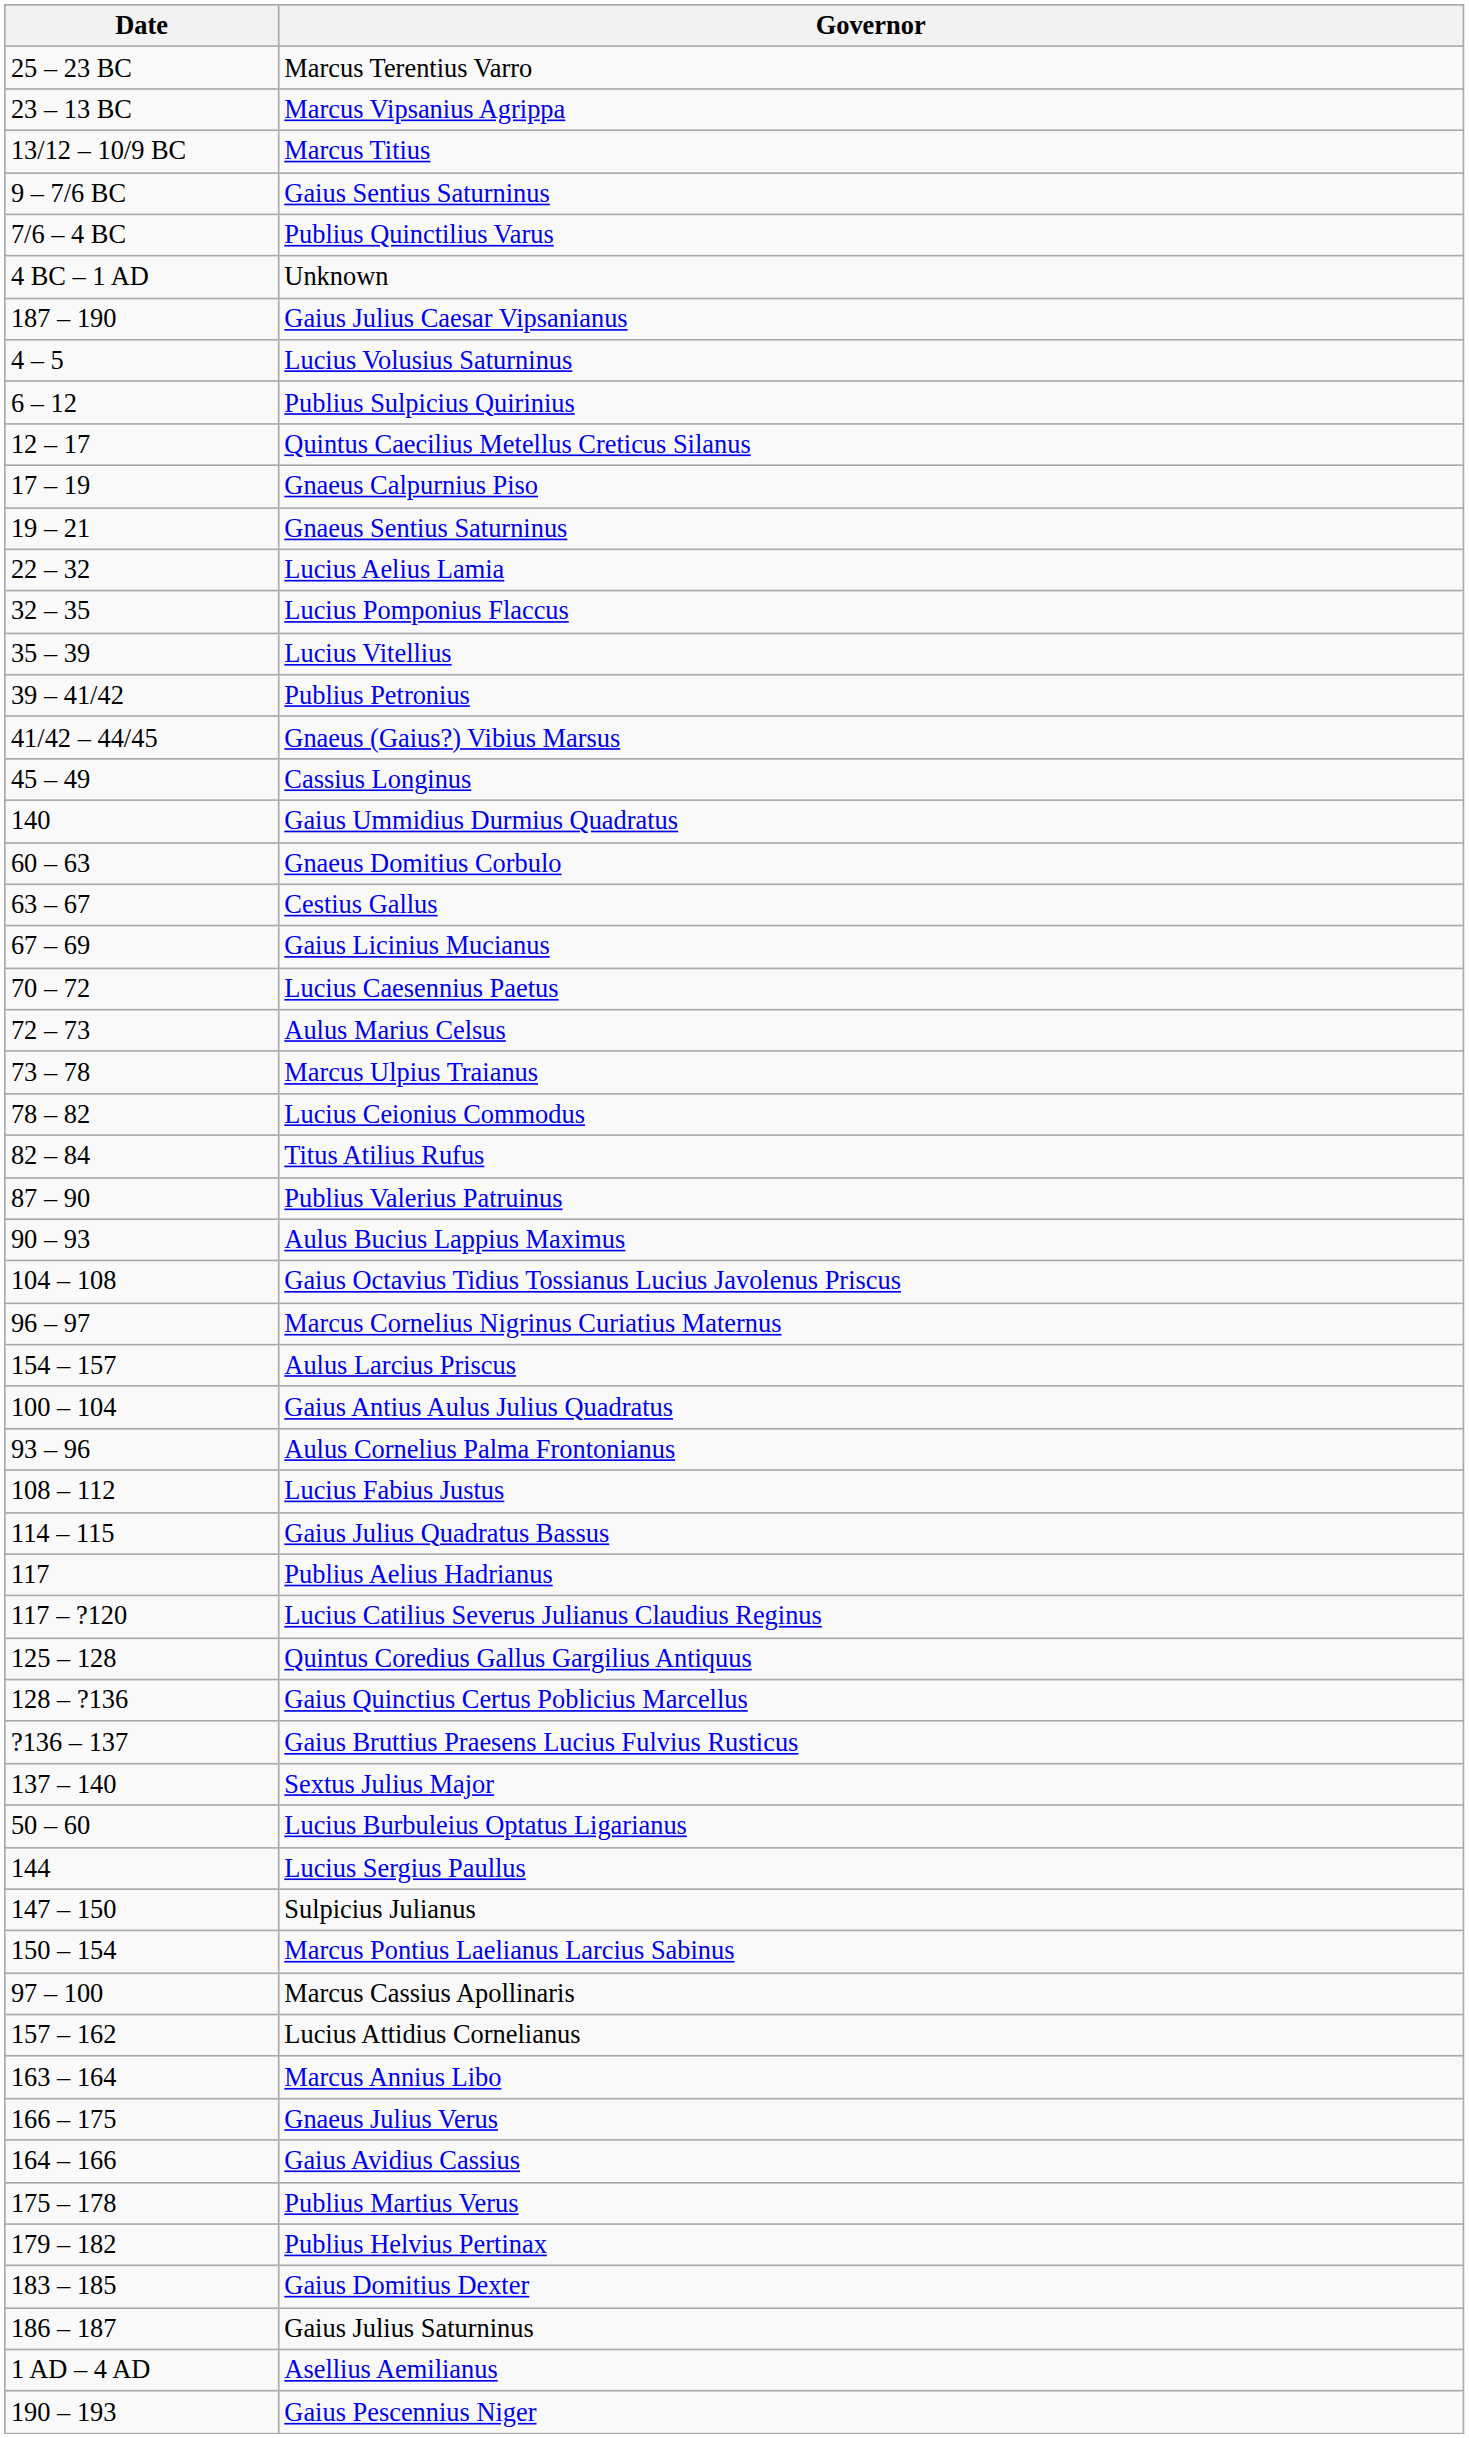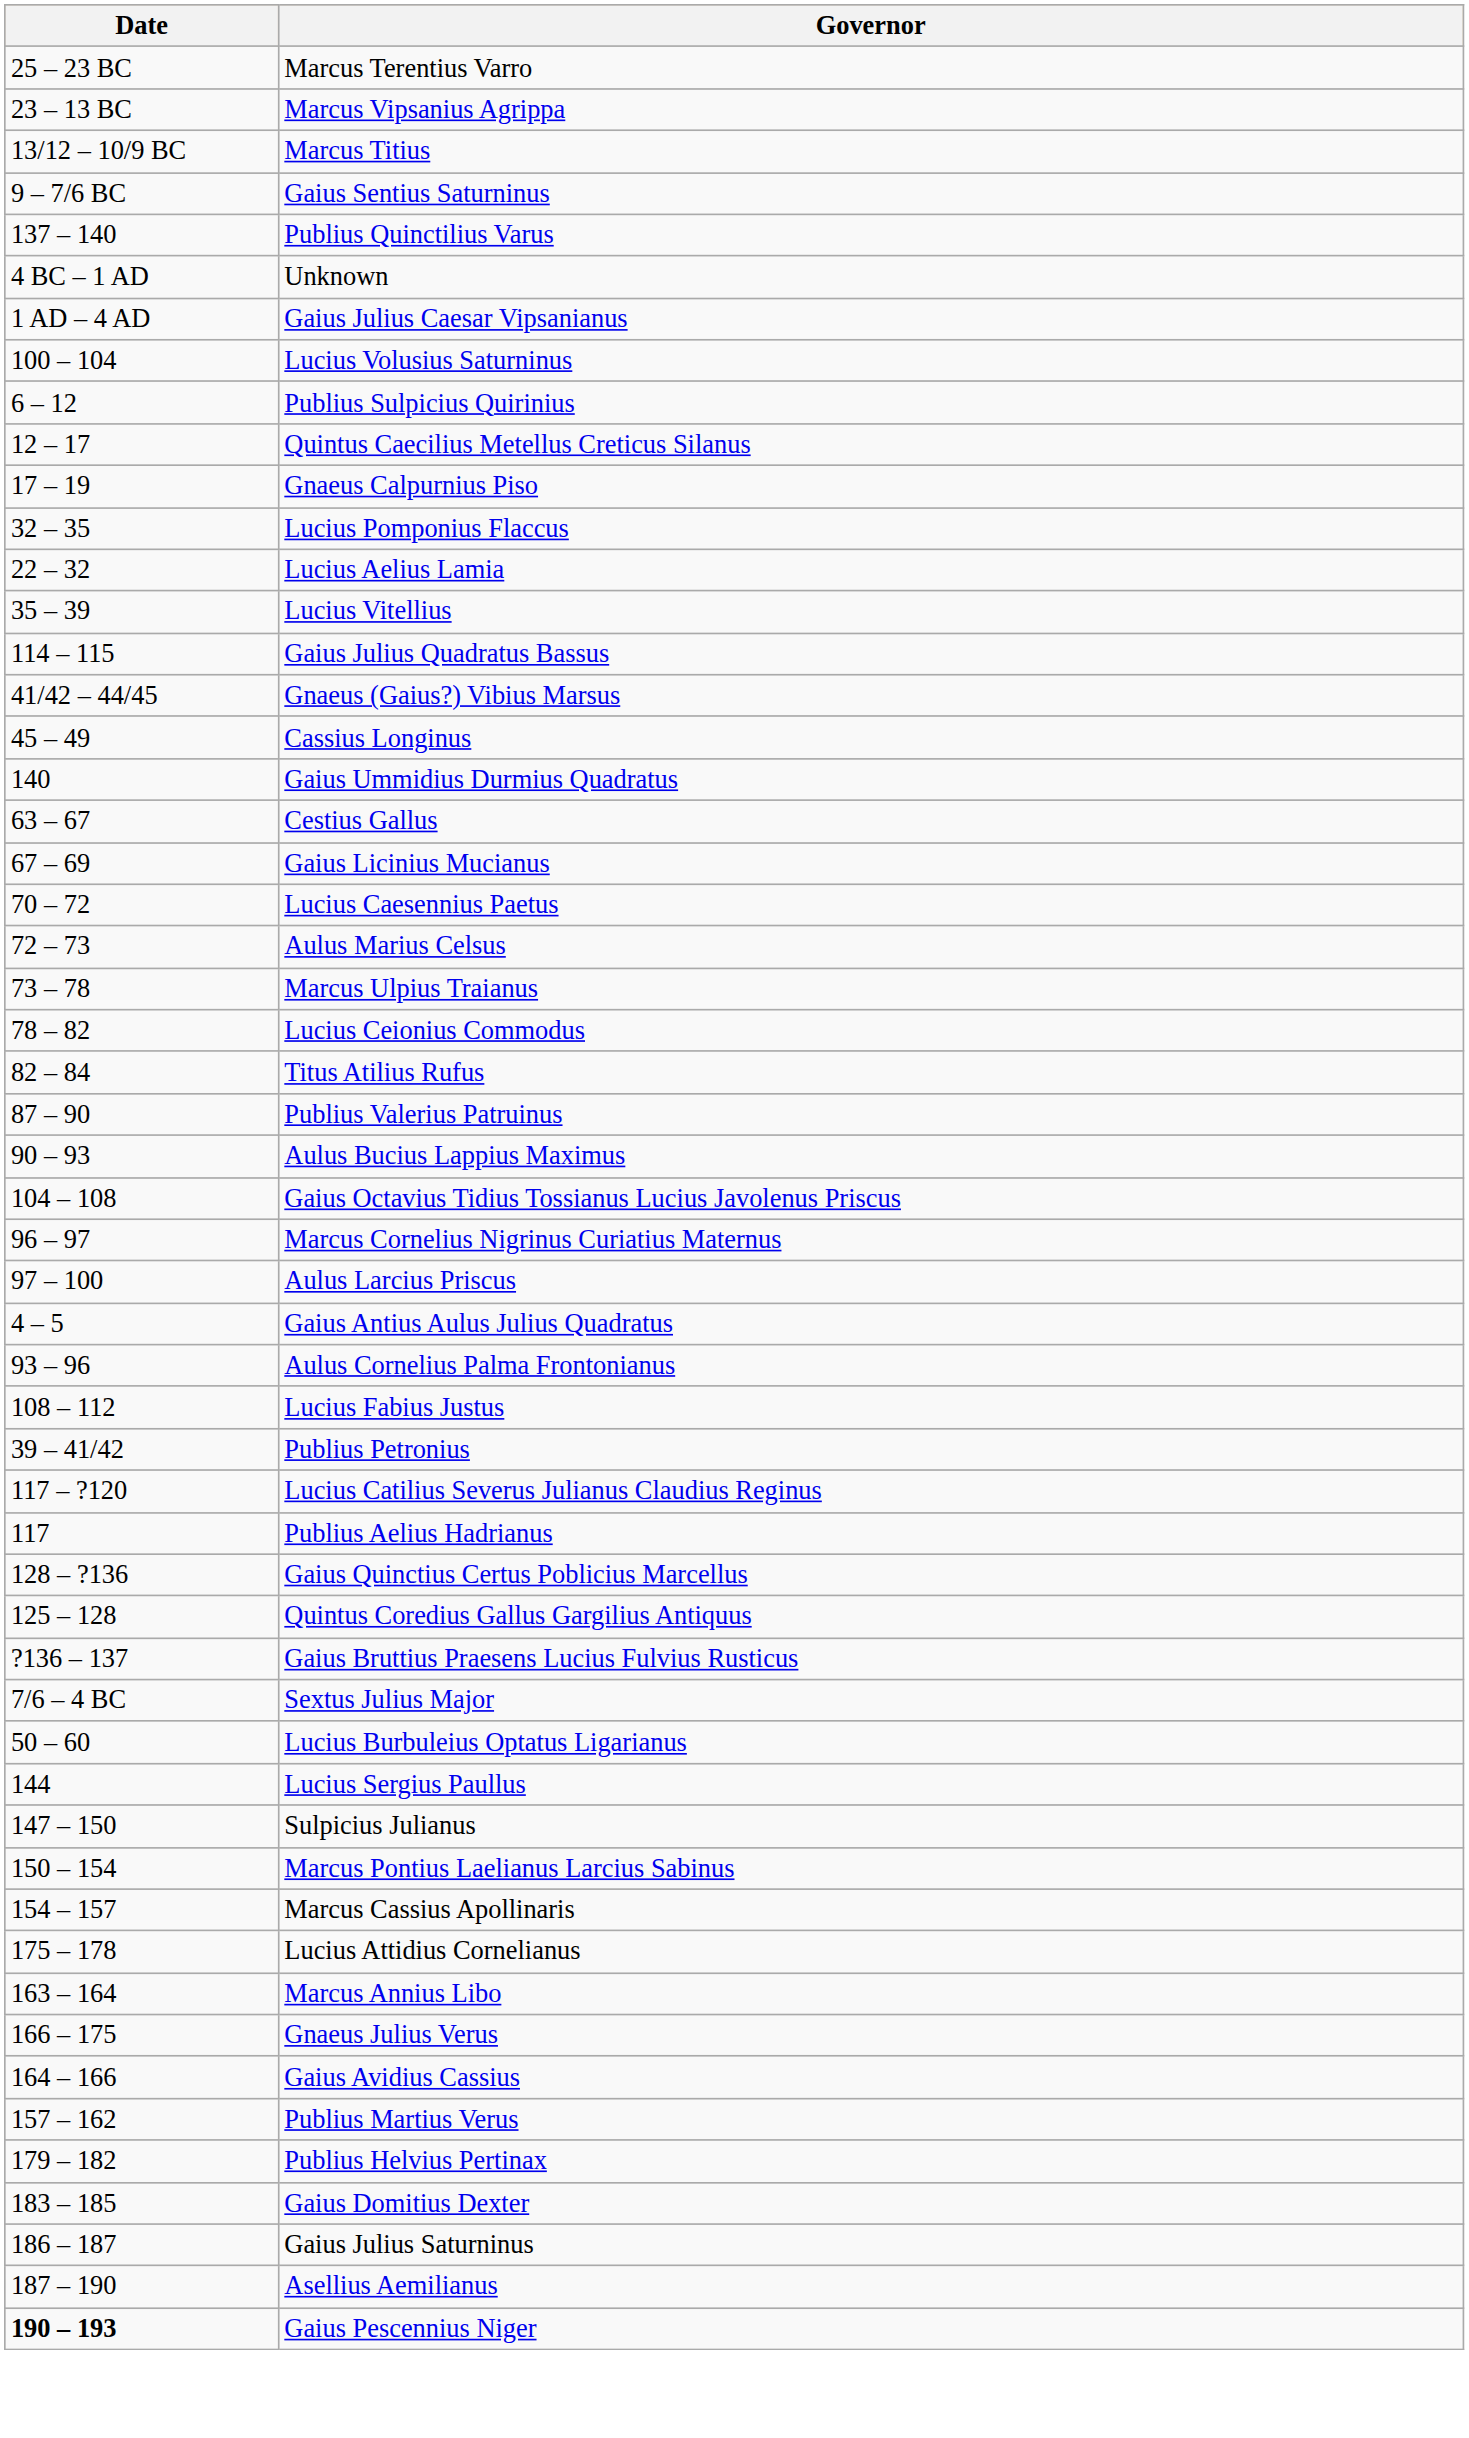(68, 234) 7/6 – 4 BC -> (64, 234) 137 – 140
(64, 318) 187 – 190 -> (81, 318) 1 AD – 4 AD
(37, 360) 4 – 5 -> (64, 360) 100 – 104
- row: (426, 527)
rows swapped: (394, 569) <-> (427, 611)
rows swapped: (377, 695) <-> (447, 1532)
- row: (423, 862)
(64, 1365) 154 – 157 -> (57, 1281) 97 – 100
(64, 1407) 100 – 104 -> (37, 1323) 4 – 5
rows swapped: (419, 1574) <-> (553, 1616)
rows swapped: (518, 1658) <-> (516, 1700)
(64, 1783) 137 – 140 -> (68, 1700) 7/6 – 4 BC
(57, 1993) 97 – 100 -> (64, 1909) 154 – 157
(64, 2035) 157 – 162 -> (64, 1951) 175 – 178
(64, 2202) 175 – 178 -> (64, 2118) 157 – 162
(81, 2370) 1 AD – 4 AD -> (64, 2286) 187 – 190
(64, 2411) normal -> (64, 2328) bold
